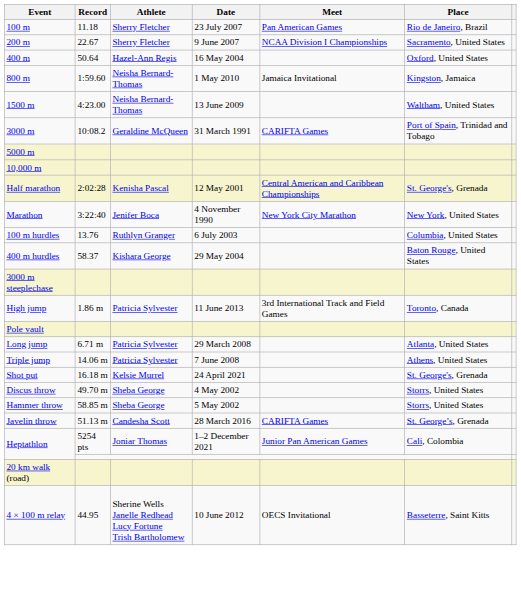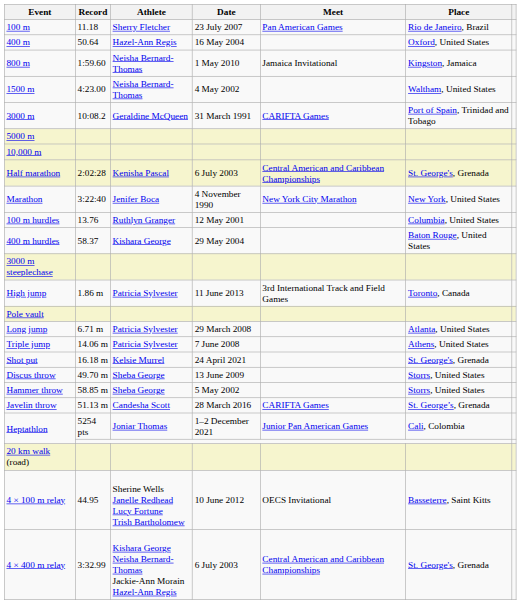- row: (18, 42)
(219, 105) 13 June 2009 -> (217, 89) 4 May 2002
(219, 188) 12 May 2001 -> (216, 173) 6 July 2003
(216, 235) 6 July 2003 -> (219, 220) 12 May 2001
(217, 390) 4 May 2002 -> (219, 375) 13 June 2009
+ row: (36, 564)
